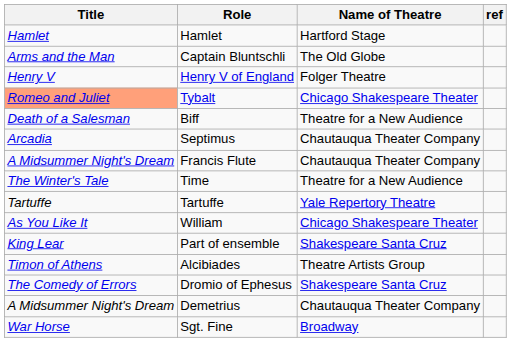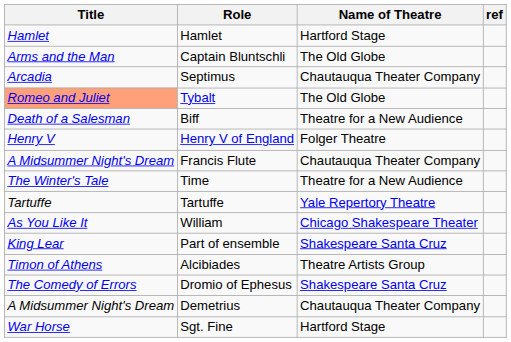rows swapped: (237, 77) <-> (208, 139)
(389, 98) Chicago Shakespeare Theater -> (343, 98) The Old Globe
(329, 327) Broadway -> (343, 327) Hartford Stage
